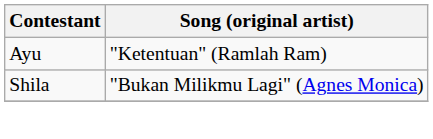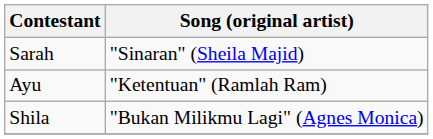+ row: (32, 53)
